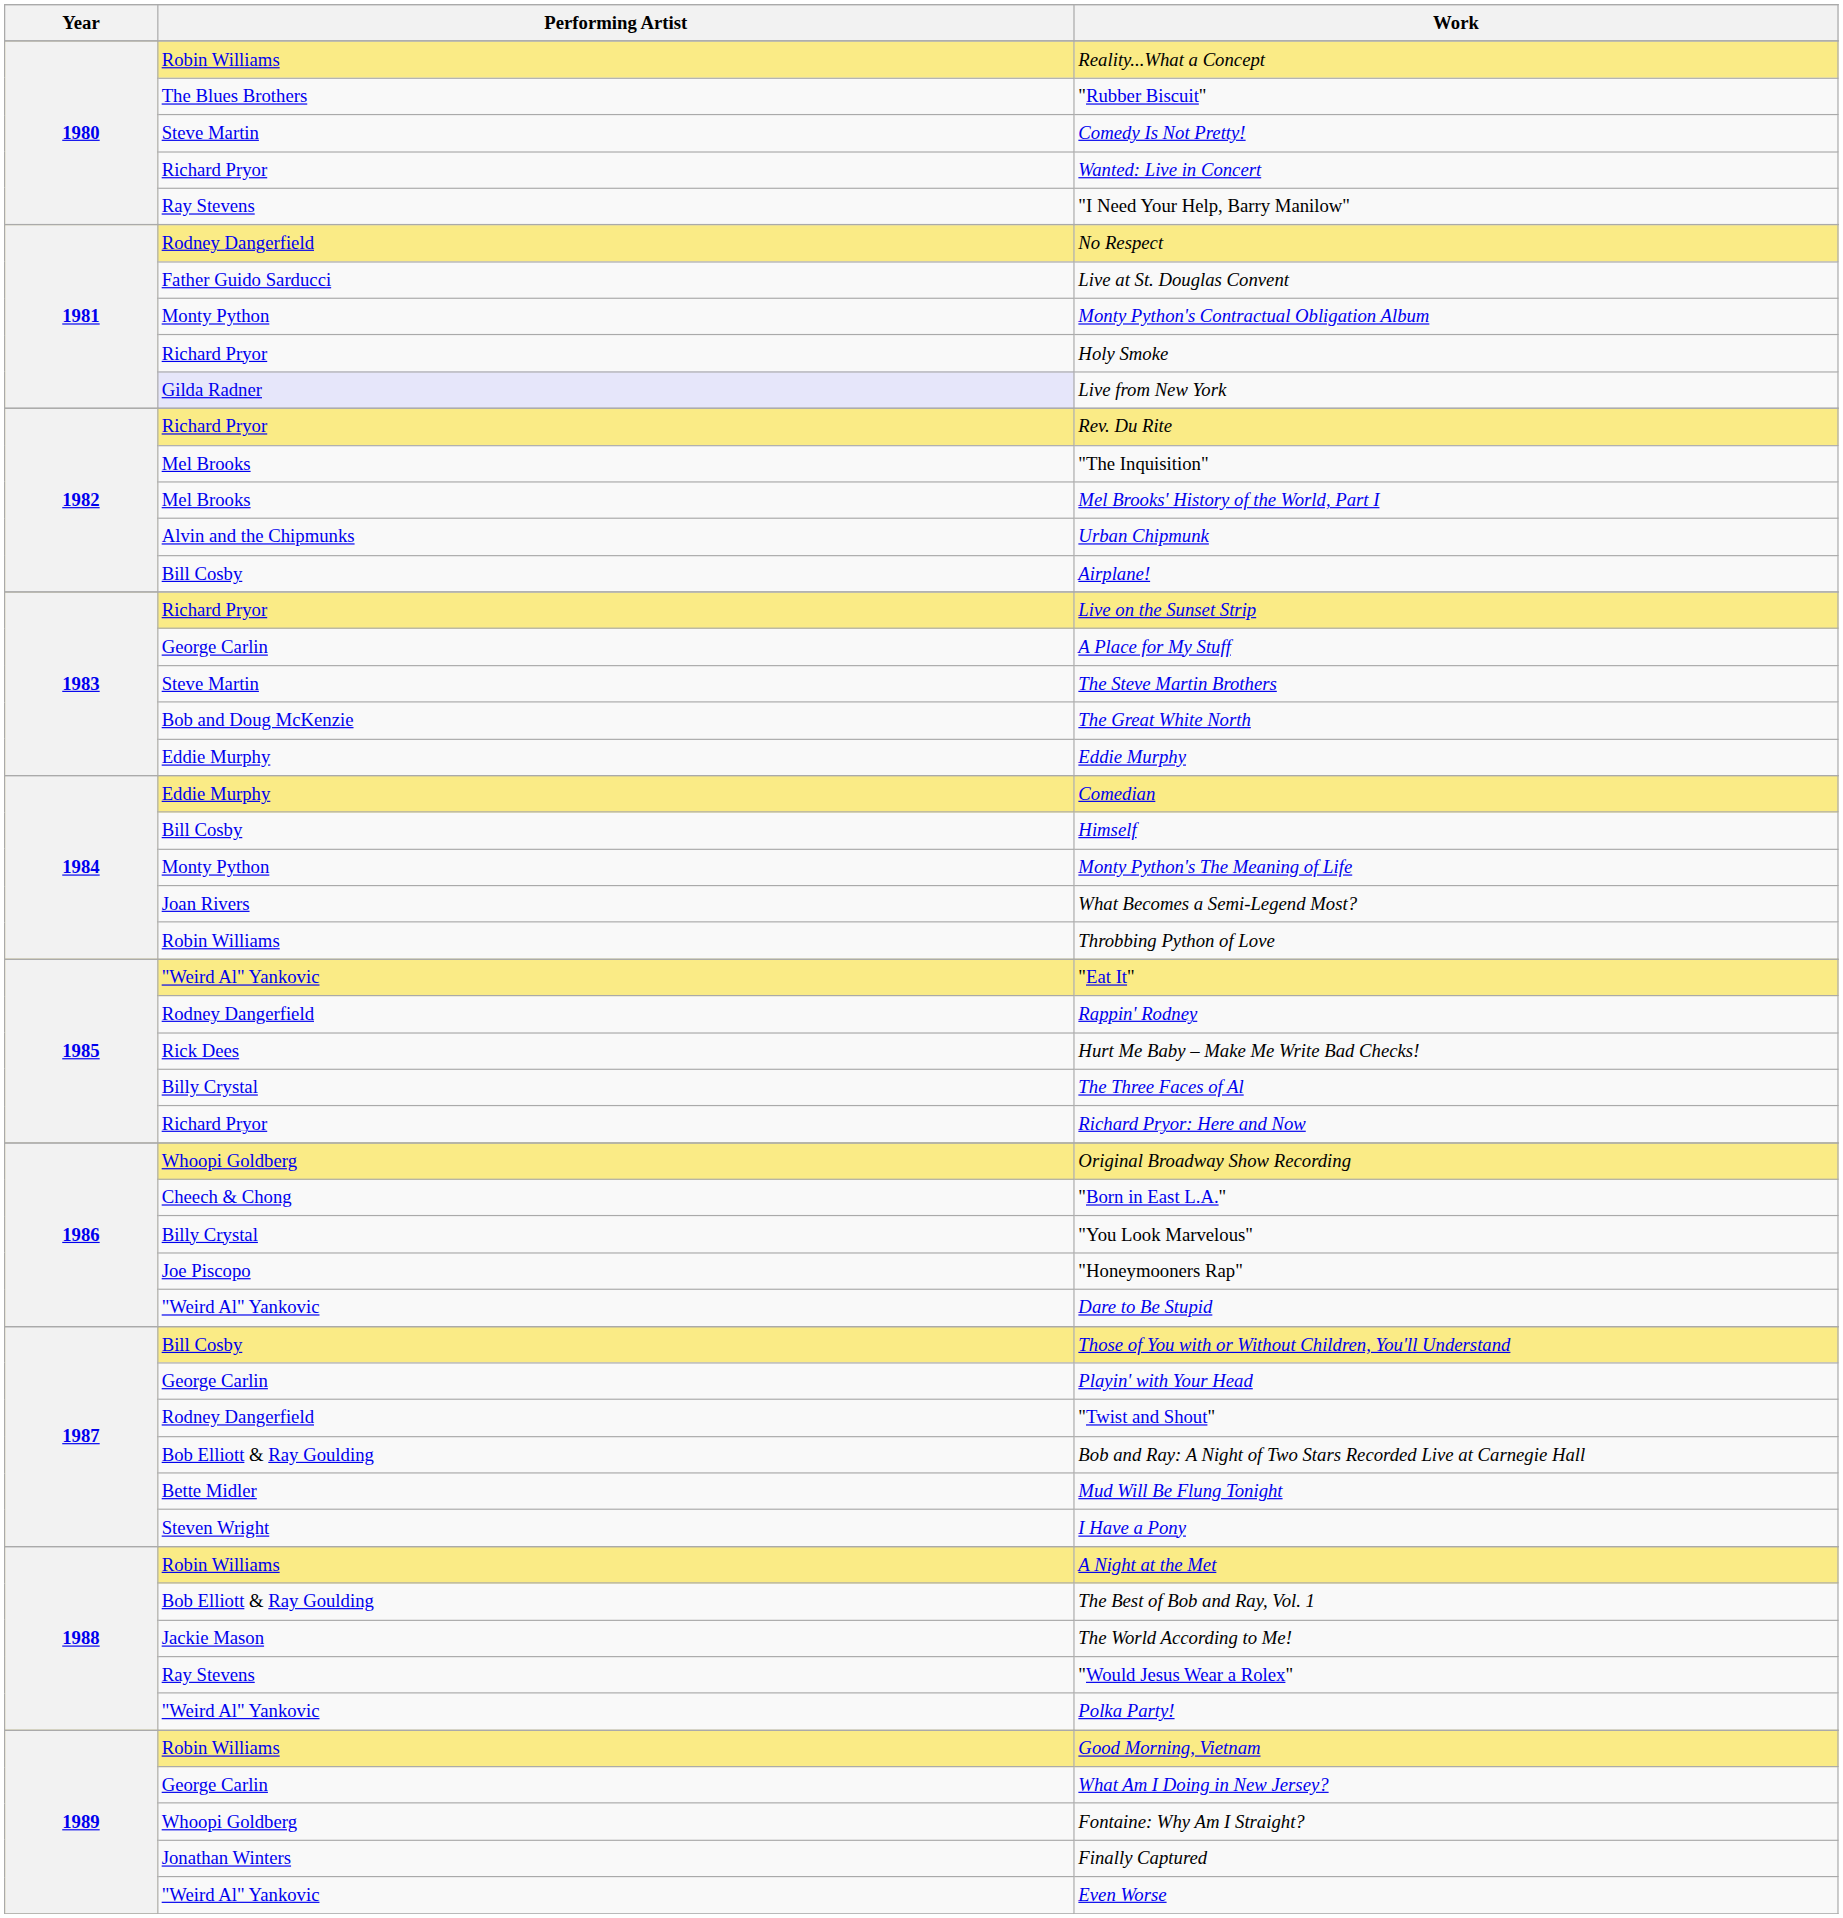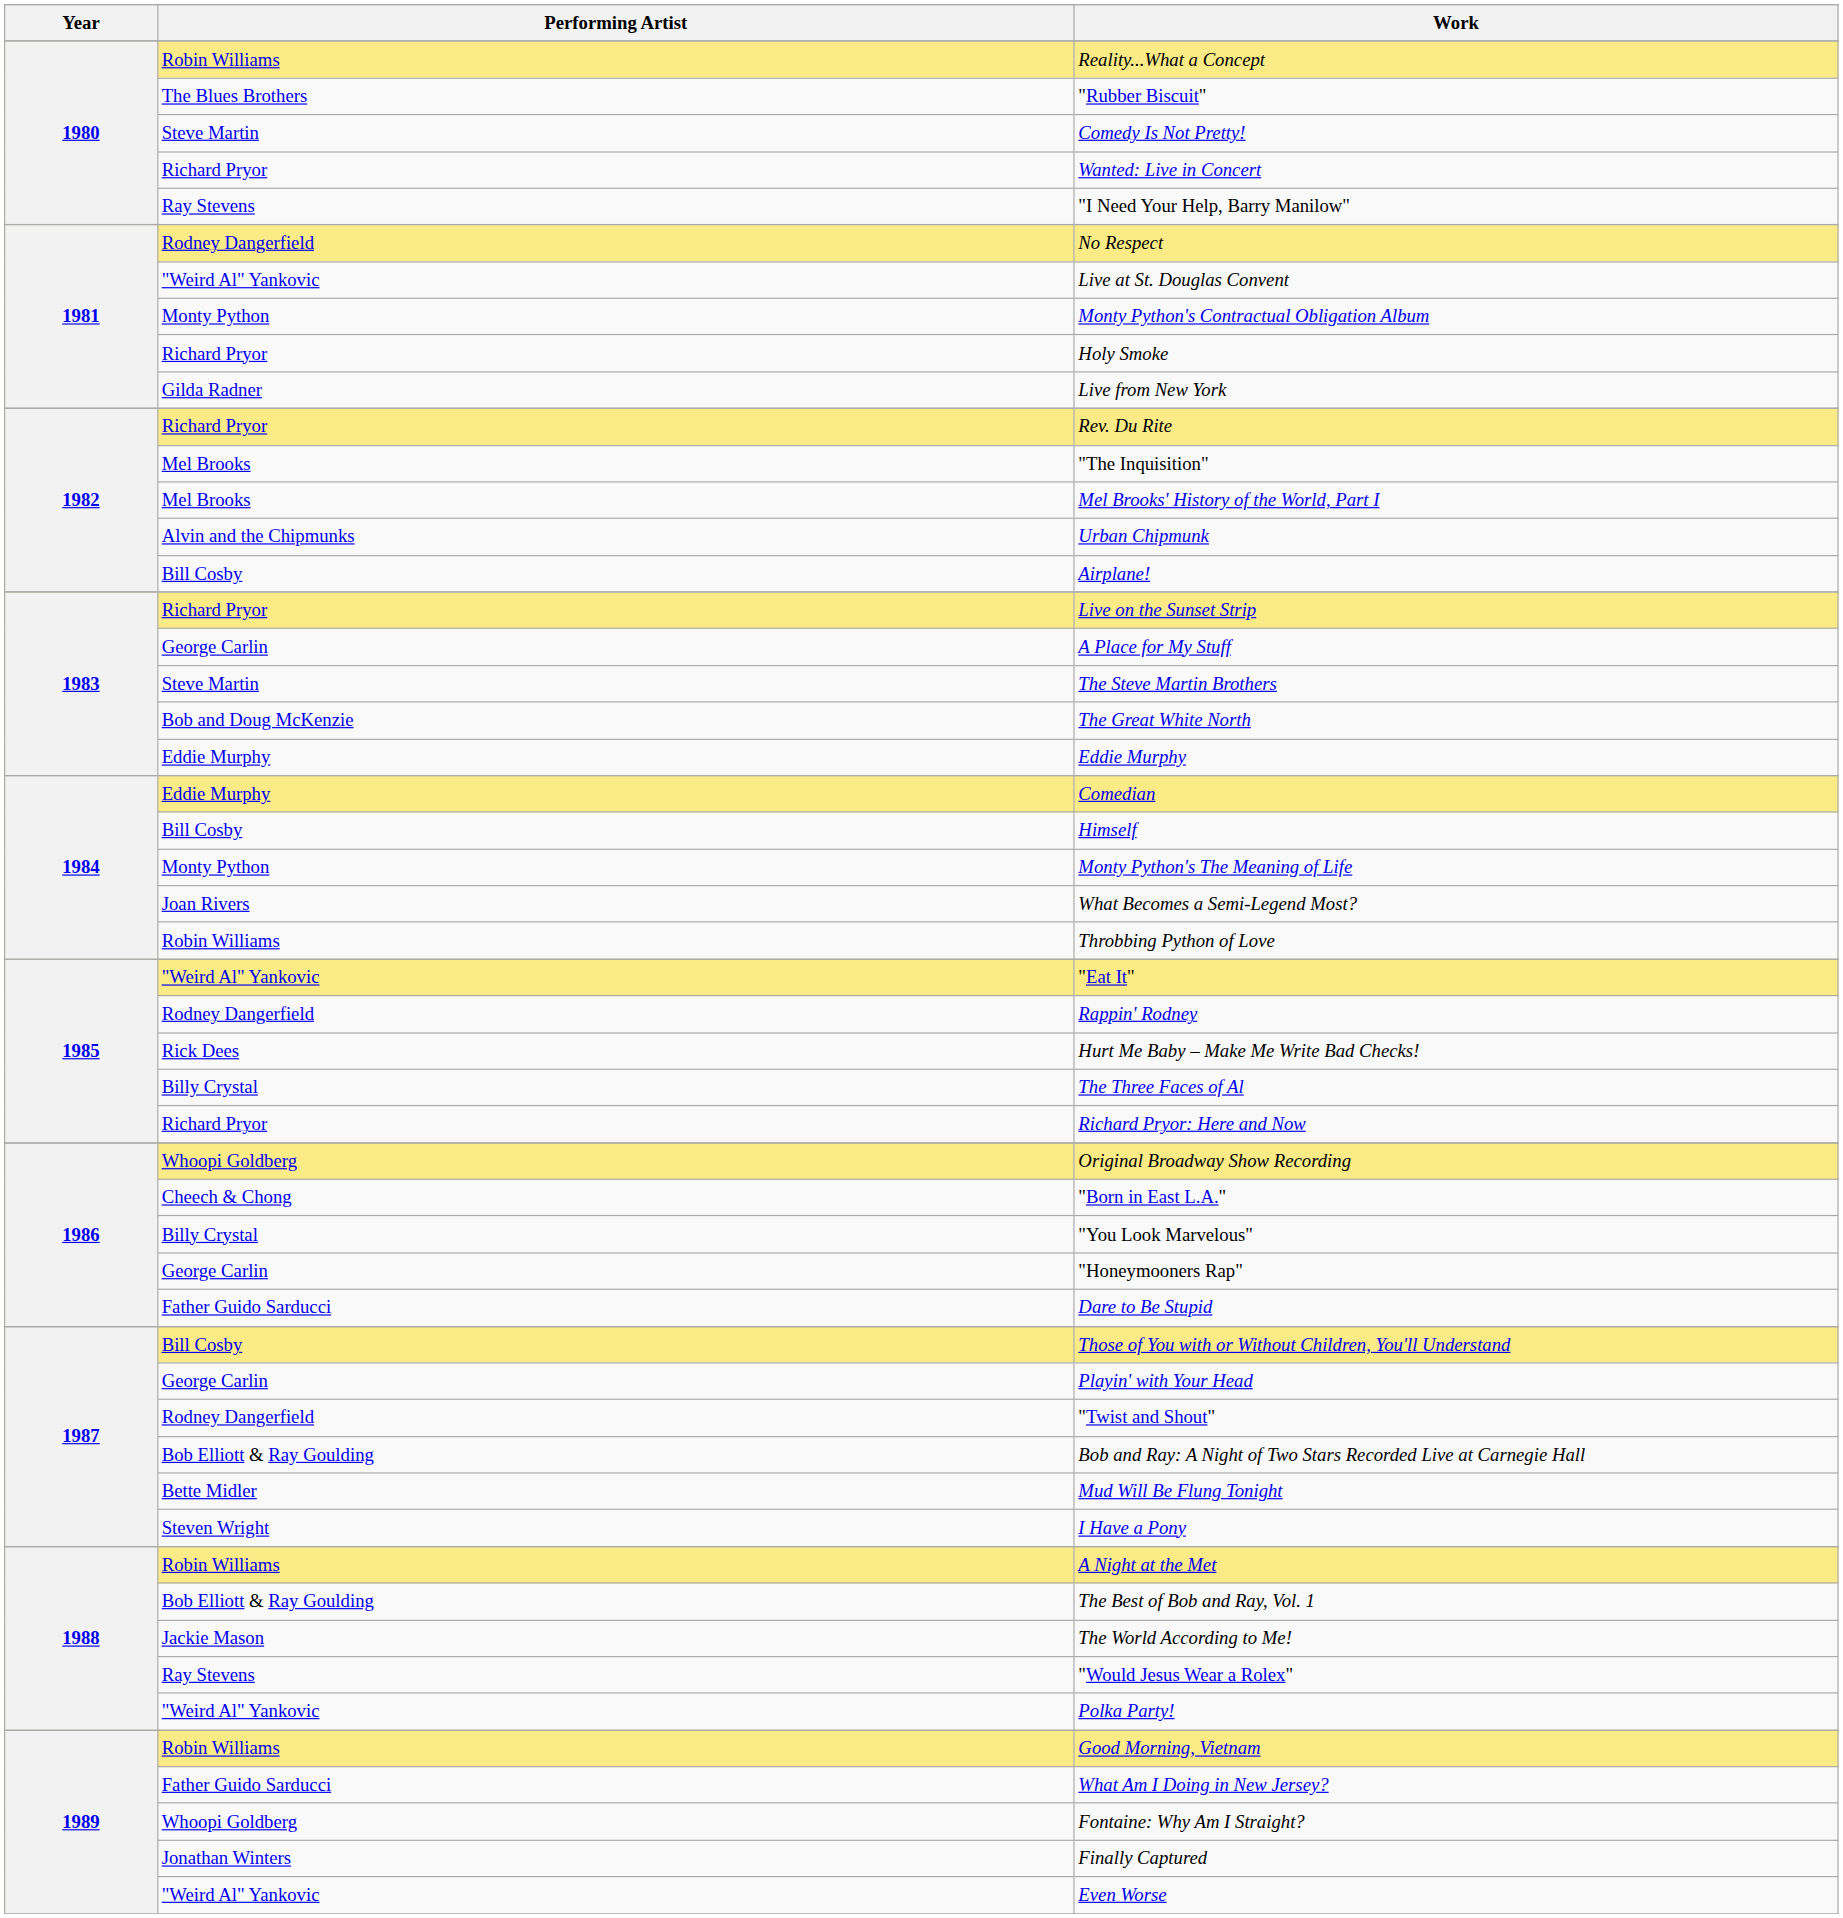(246, 279) Father Guido Sarducci -> (241, 279) "Weird Al" Yankovic
(212, 389) lavender background -> (212, 389) no background
(206, 1270) Joe Piscopo -> (215, 1270) George Carlin
(241, 1307) "Weird Al" Yankovic -> (246, 1307) Father Guido Sarducci
(215, 1784) George Carlin -> (246, 1784) Father Guido Sarducci
